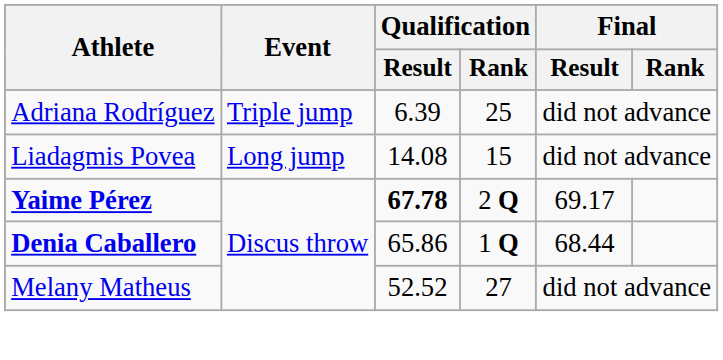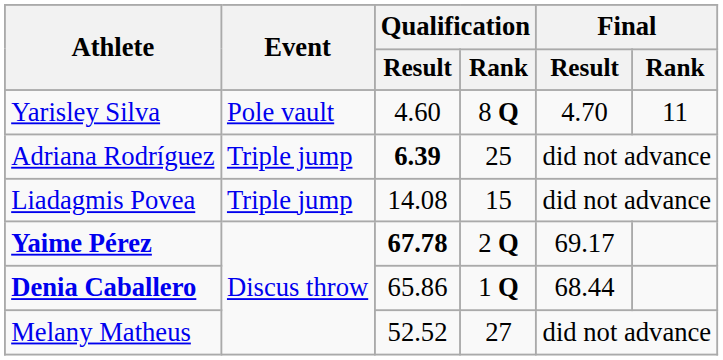+ row: (86, 112)
(418, 112) normal -> (418, 156) bold
(286, 156) Long jump -> (290, 200) Triple jump
